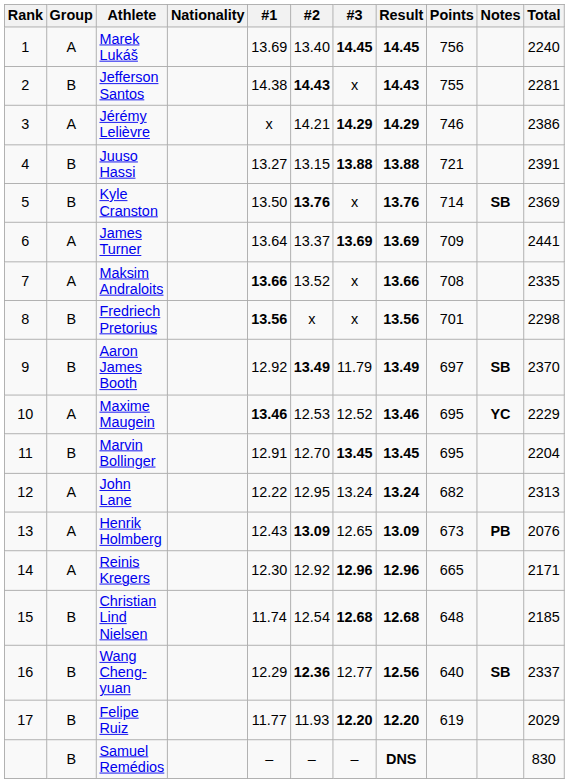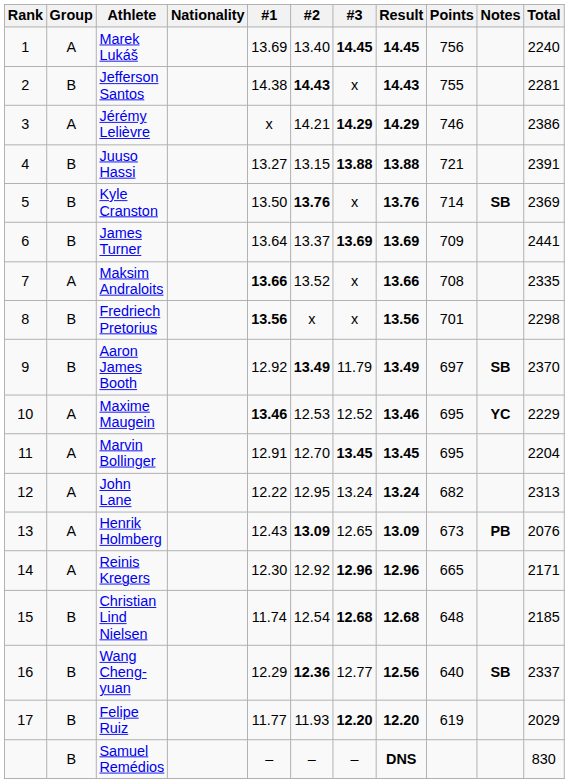(71, 242) A -> (71, 242) B
(71, 453) B -> (71, 453) A
